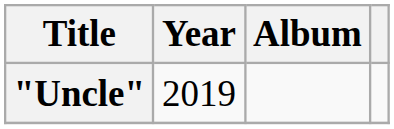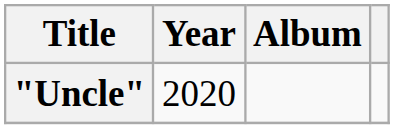(199, 92) 2019 -> (199, 92) 2020
